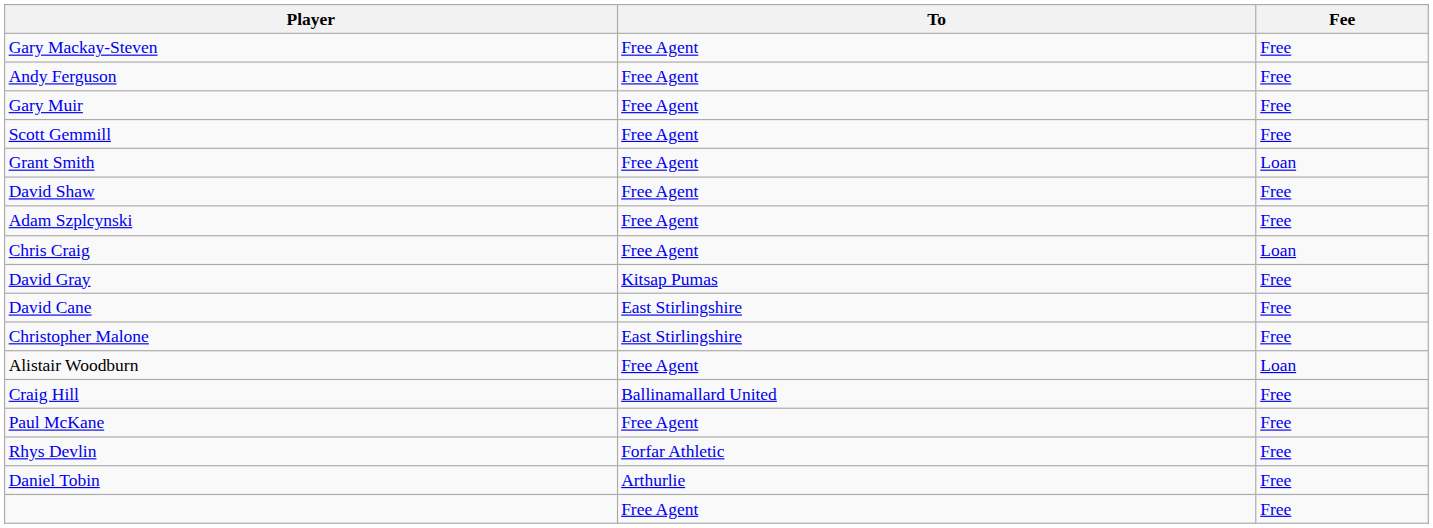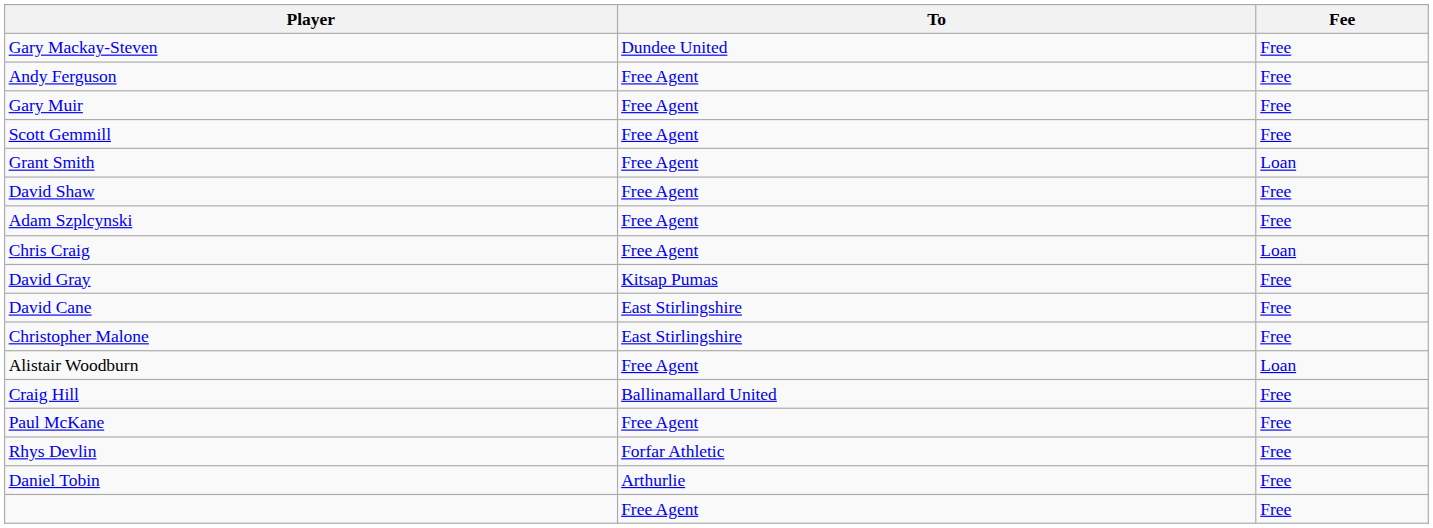(660, 47) Free Agent -> (674, 47) Dundee United
